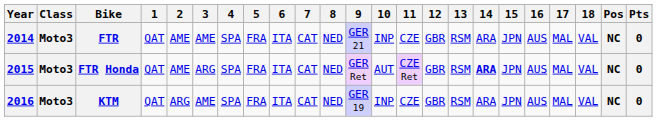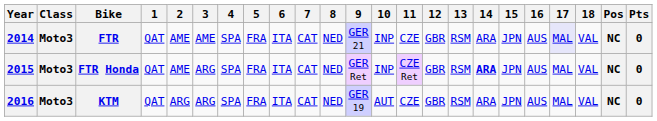(563, 38) no background -> (563, 38) lavender background
(384, 69) AUT -> (384, 69) INP
(205, 100) AME -> (205, 100) ARG
(384, 100) INP -> (384, 100) AUT
